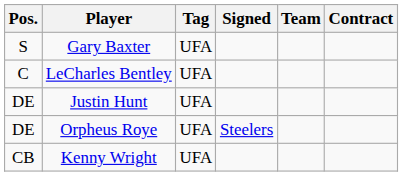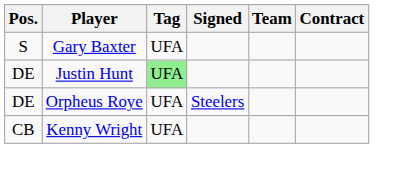- row: (109, 74)
(196, 102) no background -> (167, 74) lightgreen background
